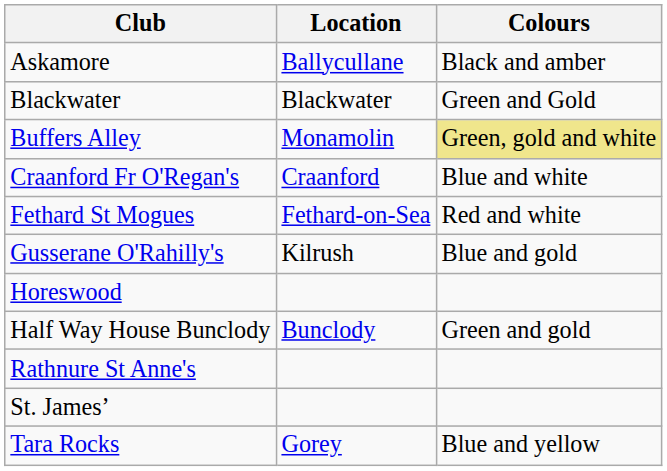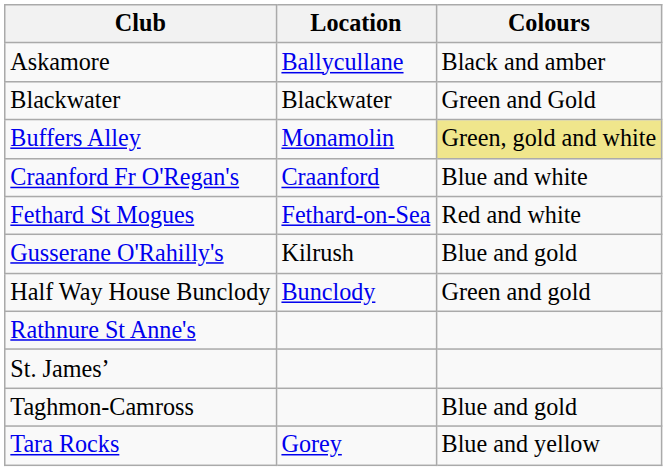- row: (66, 291)
+ row: (102, 406)
